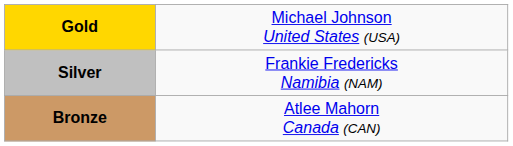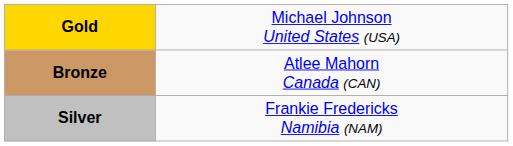rows swapped: (80, 72) <-> (80, 117)
